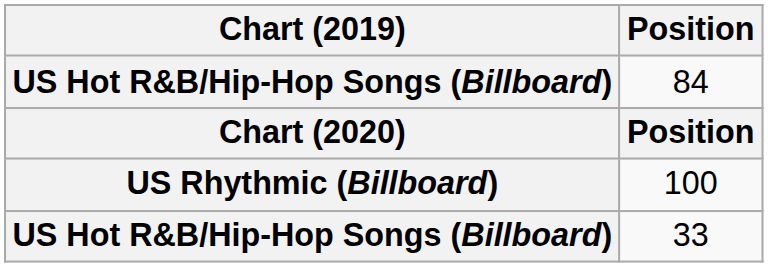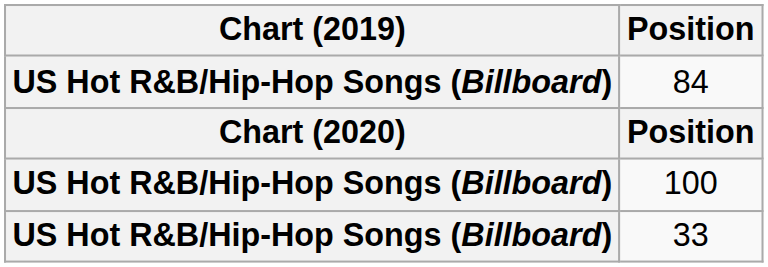(312, 183) US Rhythmic (Billboard) -> (312, 183) US Hot R&B/Hip-Hop Songs (Billboard)
